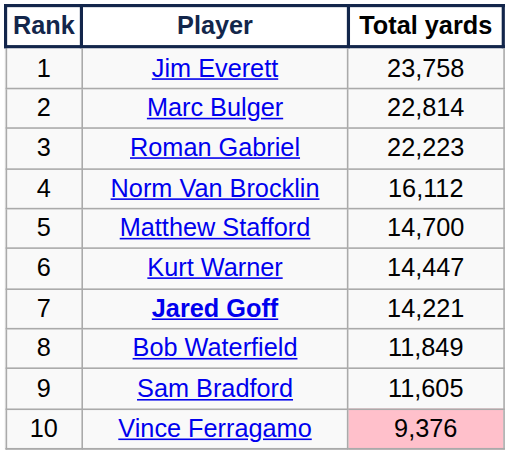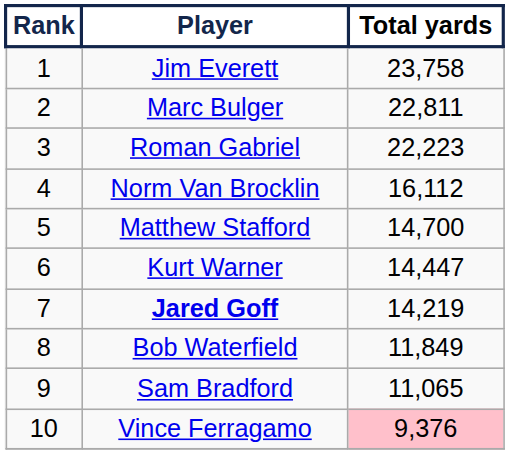(426, 107) 22,814 -> (426, 107) 22,811
(426, 308) 14,221 -> (426, 308) 14,219
(426, 388) 11,605 -> (426, 388) 11,065
